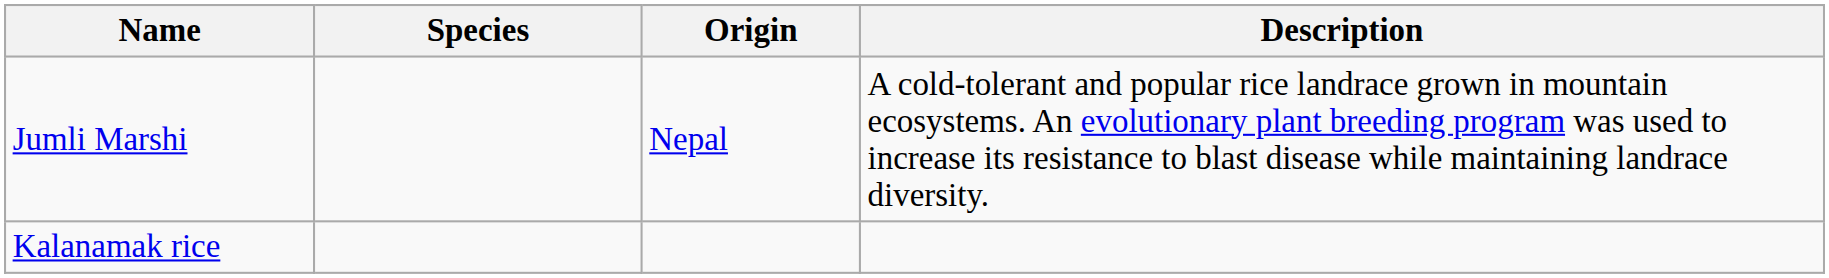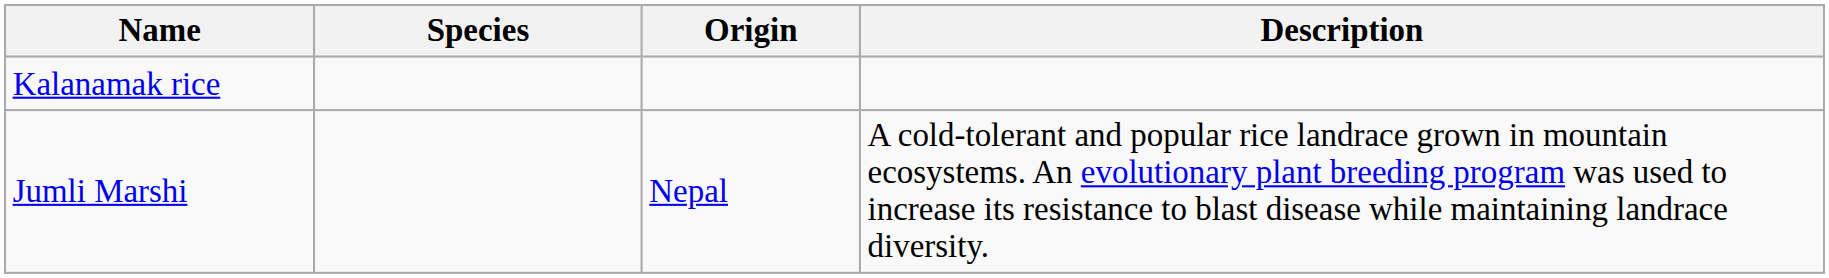rows swapped: (100, 138) <-> (116, 246)
